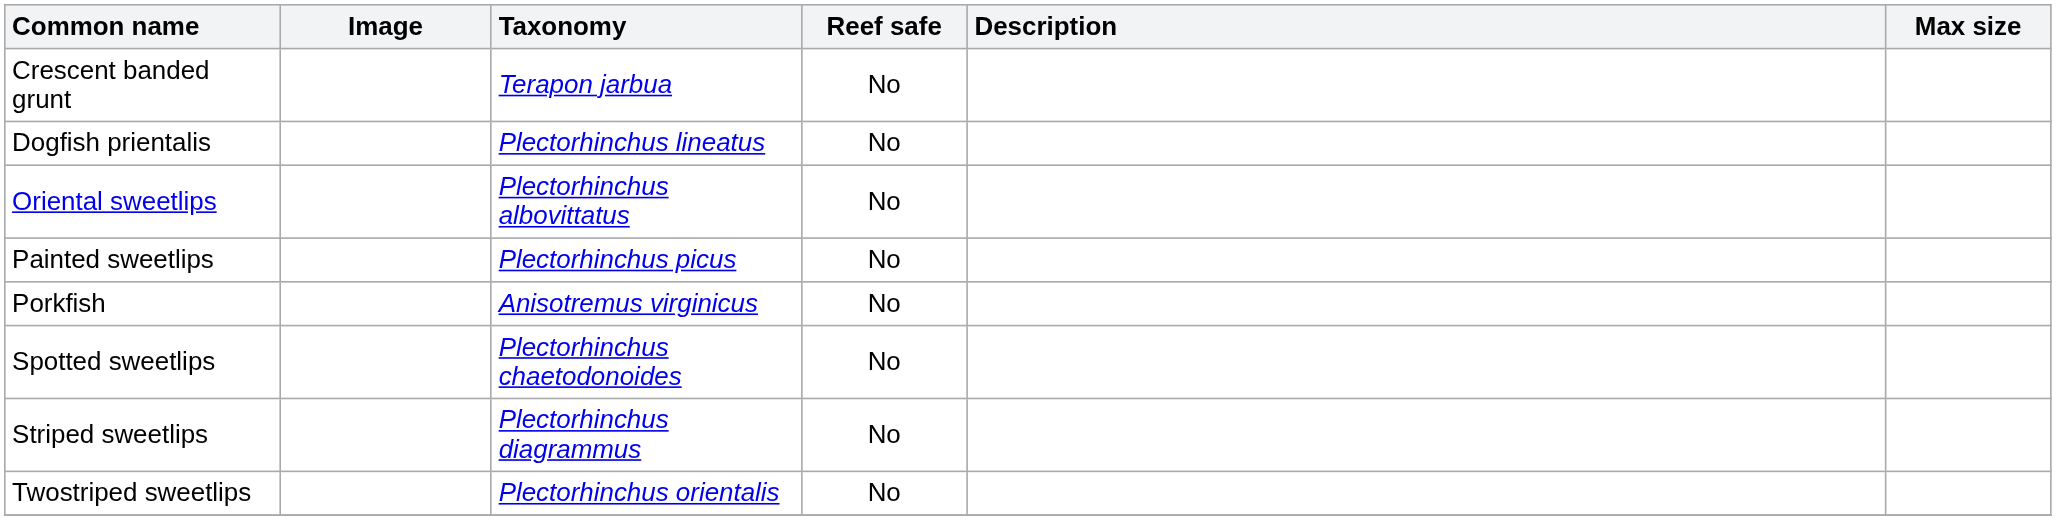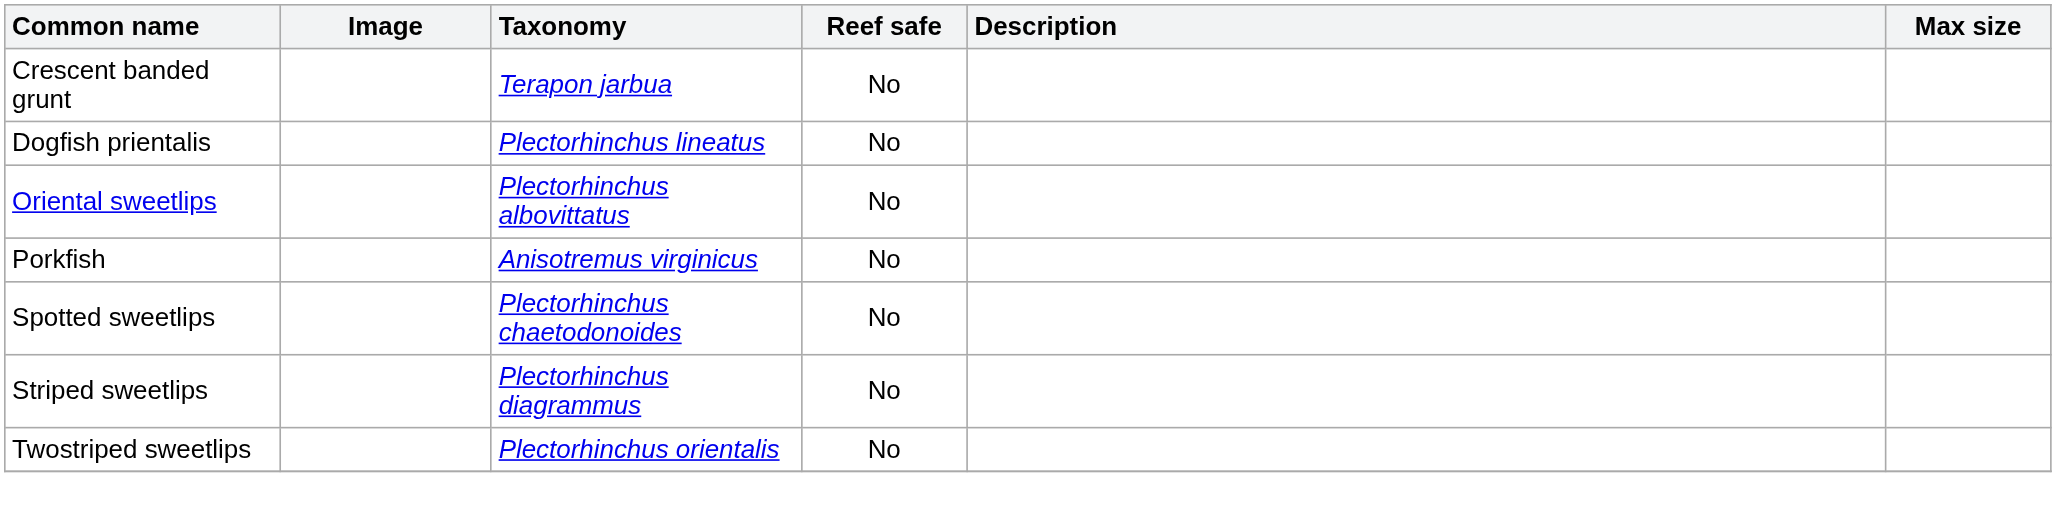- row: (113, 259)
